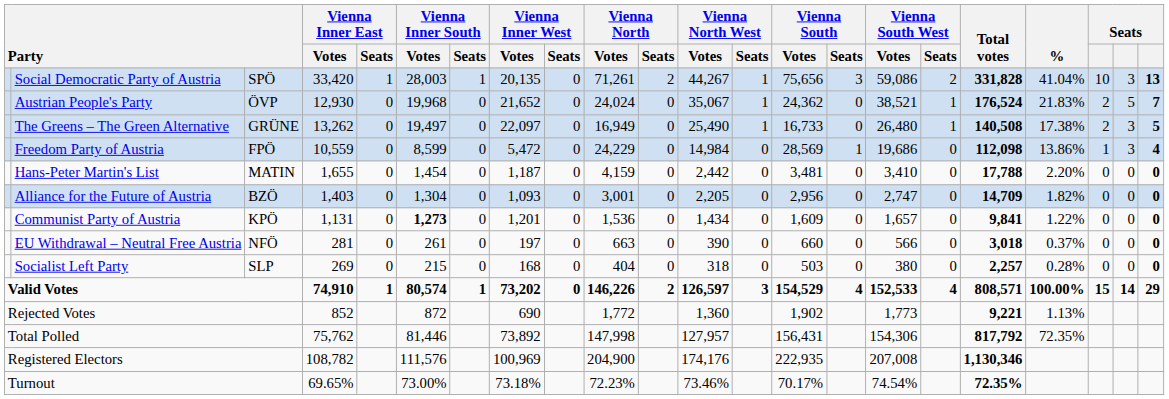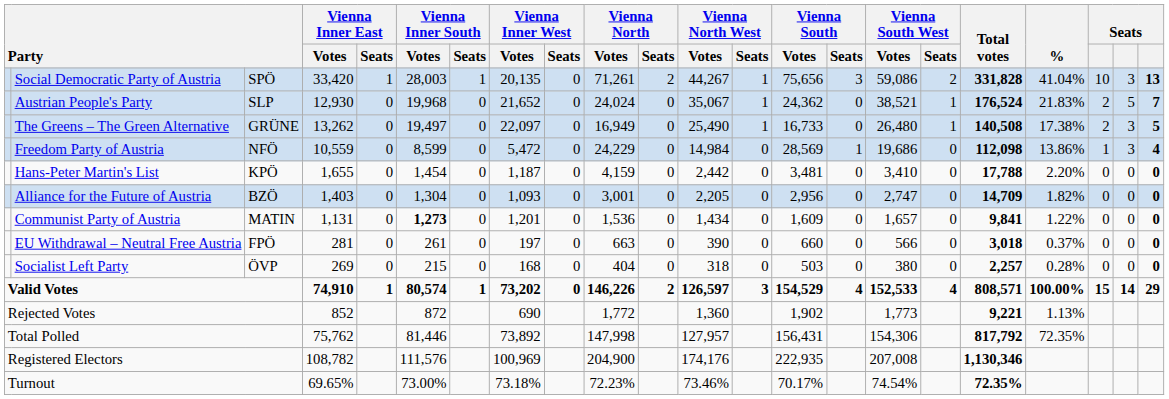(263, 102) ÖVP -> (261, 102) SLP
(262, 149) FPÖ -> (263, 149) NFÖ
(272, 172) MATIN -> (263, 172) KPÖ
(263, 219) KPÖ -> (272, 219) MATIN
(263, 242) NFÖ -> (262, 242) FPÖ
(261, 266) SLP -> (263, 266) ÖVP
